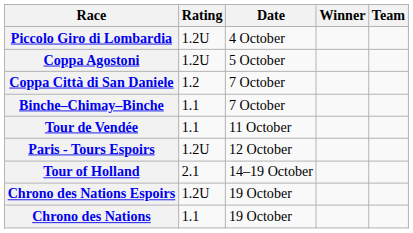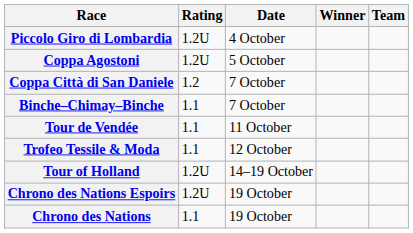- row: (91, 149)
+ row: (91, 149)
(191, 171) 2.1 -> (196, 171) 1.2U
